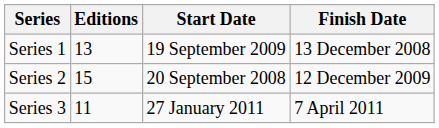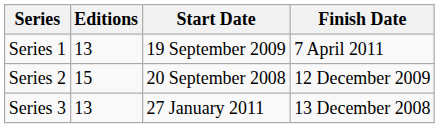(362, 49) 13 December 2008 -> (339, 49) 7 April 2011
(83, 108) 11 -> (83, 108) 13
(339, 108) 7 April 2011 -> (362, 108) 13 December 2008
